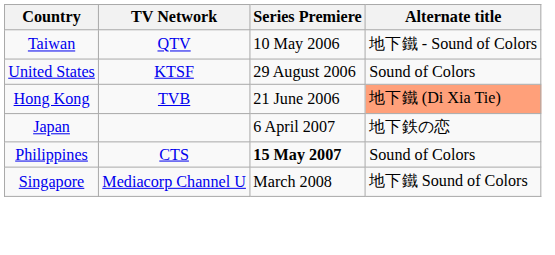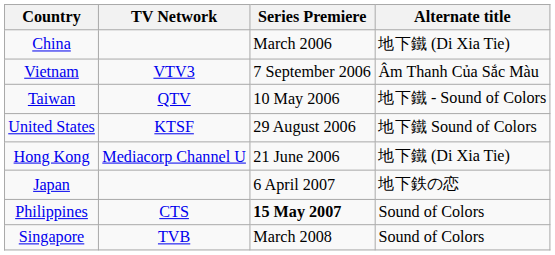+ row: (52, 44)
+ row: (52, 71)
(422, 71) Sound of Colors -> (458, 126) 地下鐵 Sound of Colors
(174, 98) TVB -> (174, 156) Mediacorp Channel U
(435, 98) lightsalmon background -> (444, 155) no background
(174, 181) Mediacorp Channel U -> (174, 237) TVB
(448, 181) 地下鐵 Sound of Colors -> (431, 237) Sound of Colors
